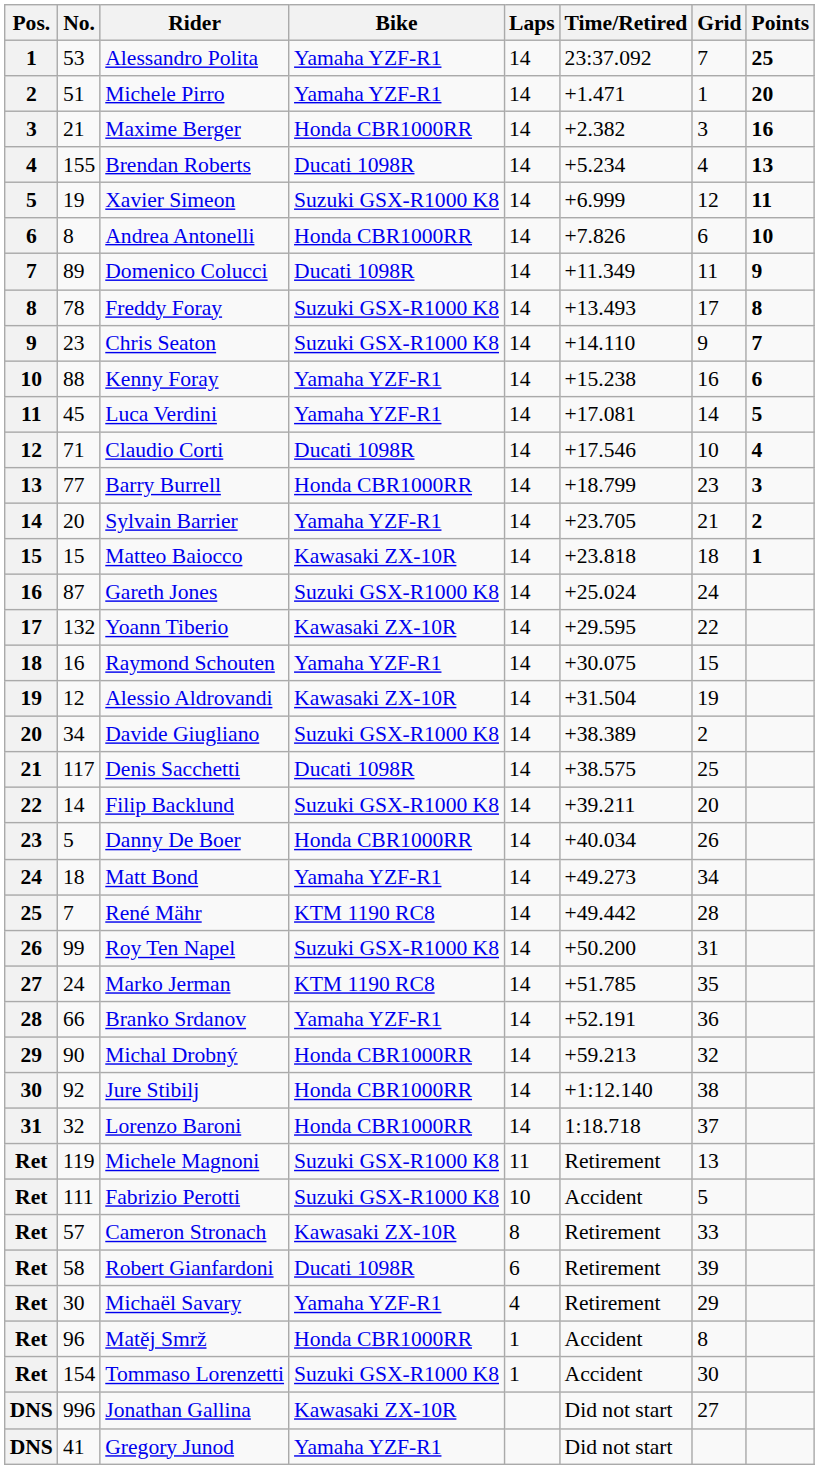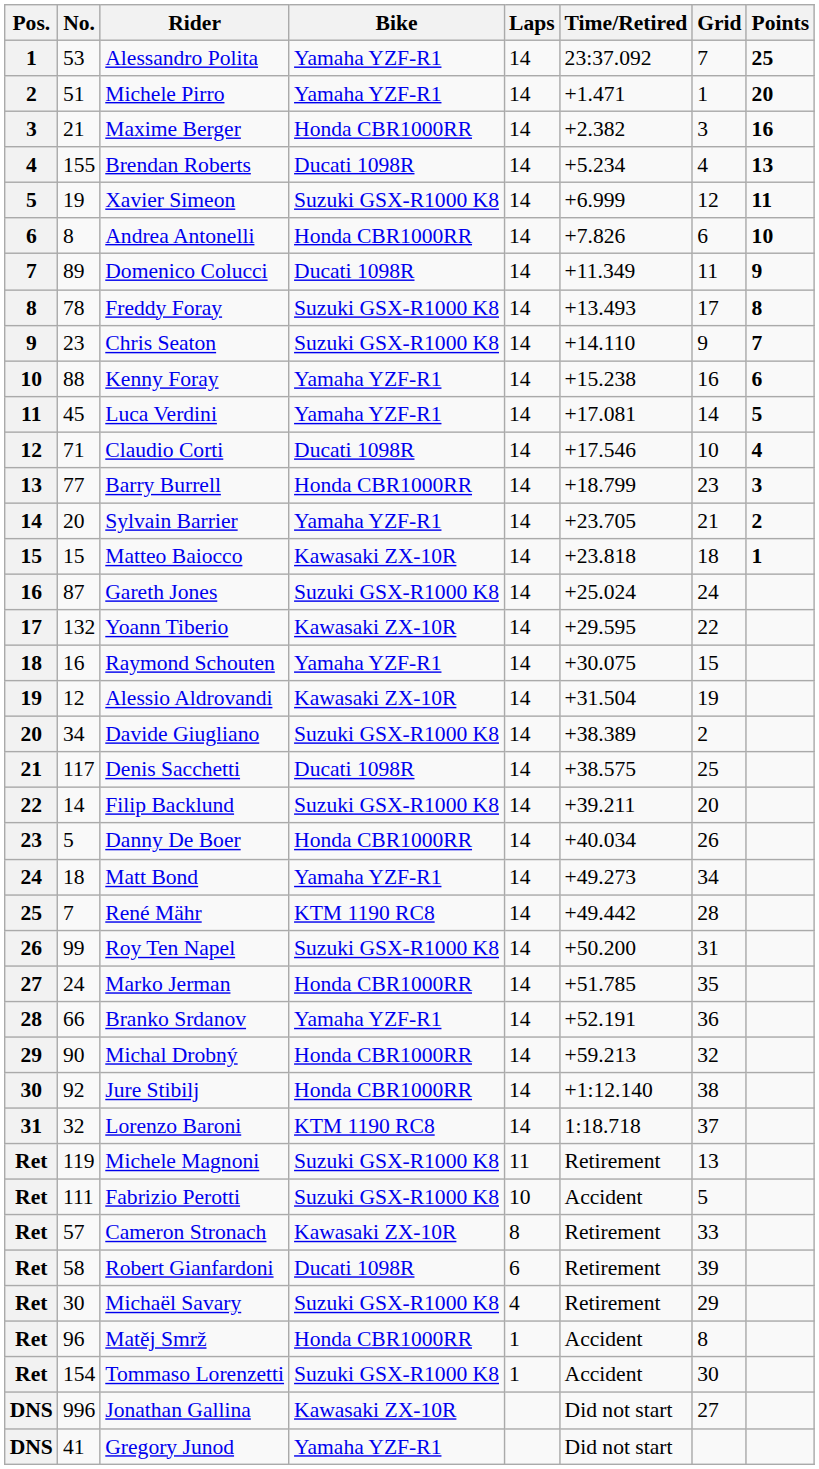(364, 983) KTM 1190 RC8 -> (383, 983) Honda CBR1000RR
(383, 1125) Honda CBR1000RR -> (364, 1125) KTM 1190 RC8
(368, 1303) Yamaha YZF-R1 -> (397, 1303) Suzuki GSX-R1000 K8
